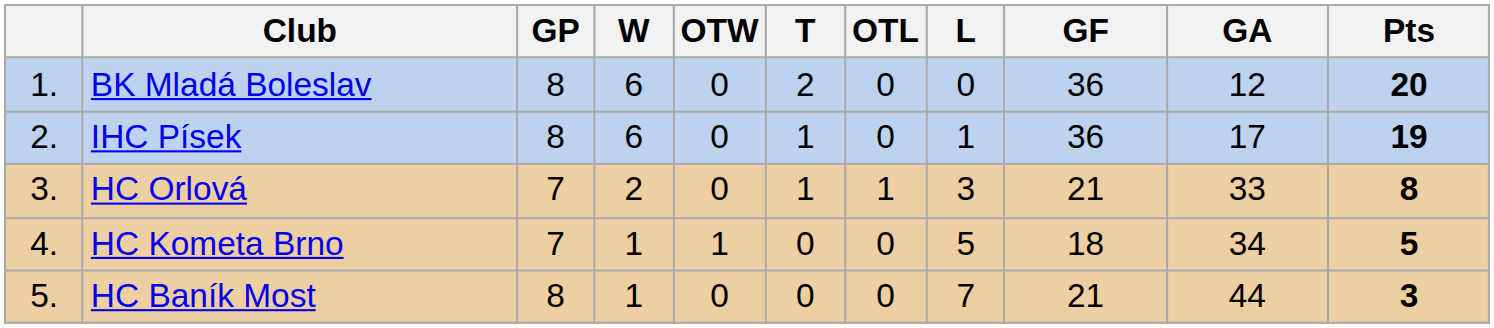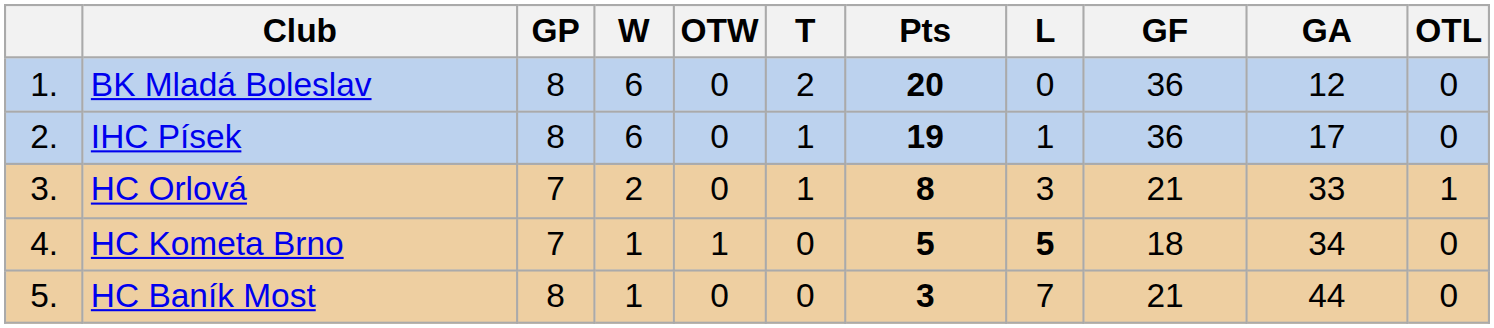columns swapped: (885, 31) <-> (1409, 31)
(966, 243) normal -> (1045, 243) bold
